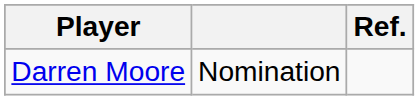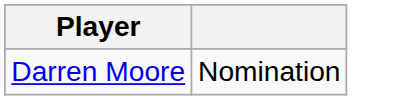- column: (380, 26)
